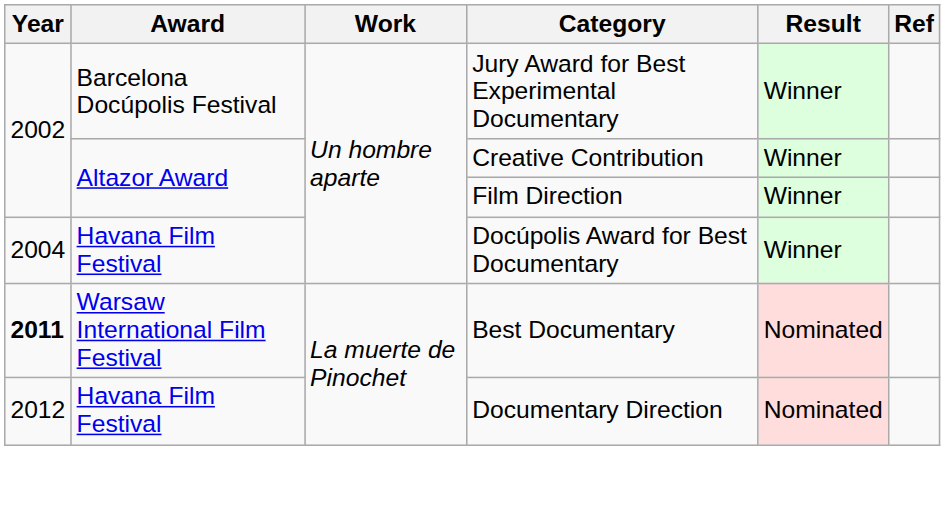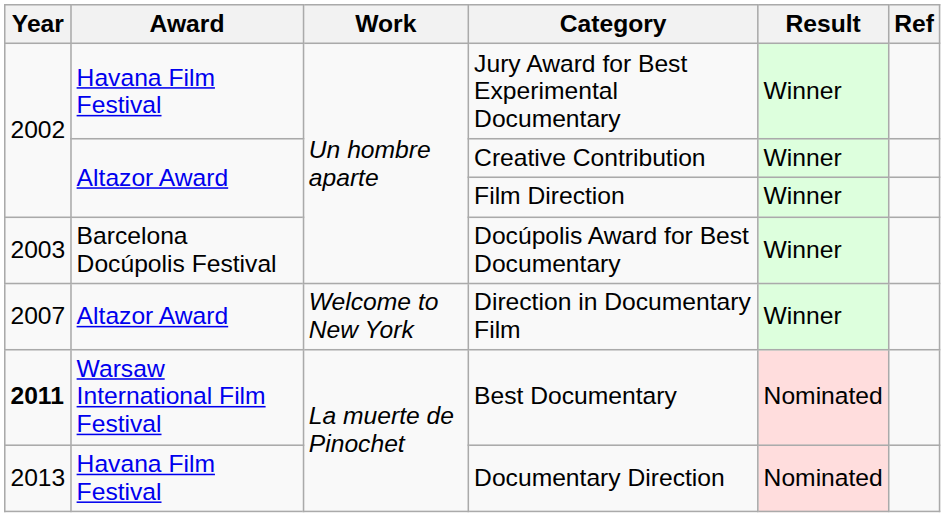(177, 90) Barcelona Docúpolis Festival -> (146, 90) Havana Film Festival
(38, 249) 2004 -> (38, 249) 2003
(146, 249) Havana Film Festival -> (177, 249) Barcelona Docúpolis Festival
+ row: (612, 316)
(38, 410) 2012 -> (38, 477) 2013
